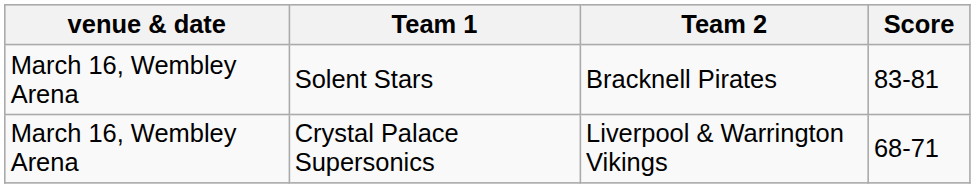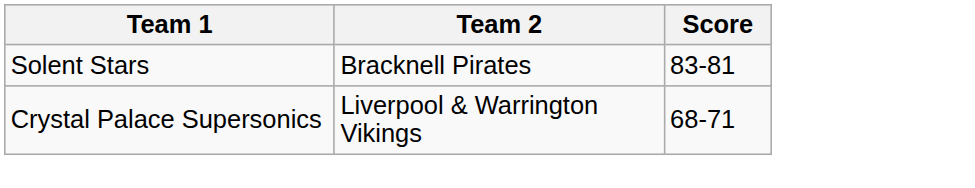- column: (147, 24)
